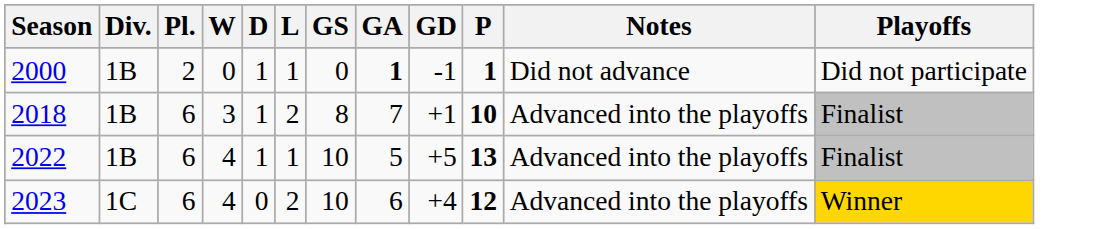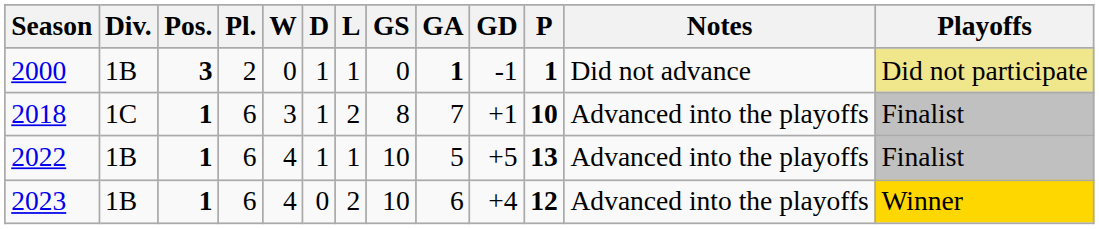+ column: (188, 26)
(924, 69) no background -> (985, 69) khaki background
(121, 113) 1B -> (121, 113) 1C
(121, 200) 1C -> (121, 200) 1B
